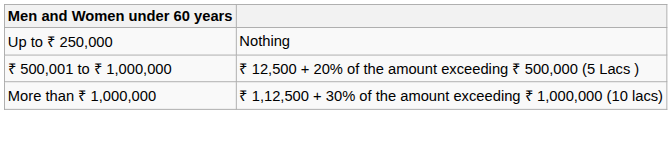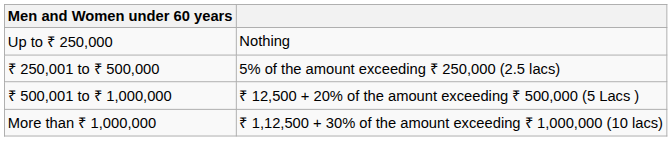+ row: (84, 69)
